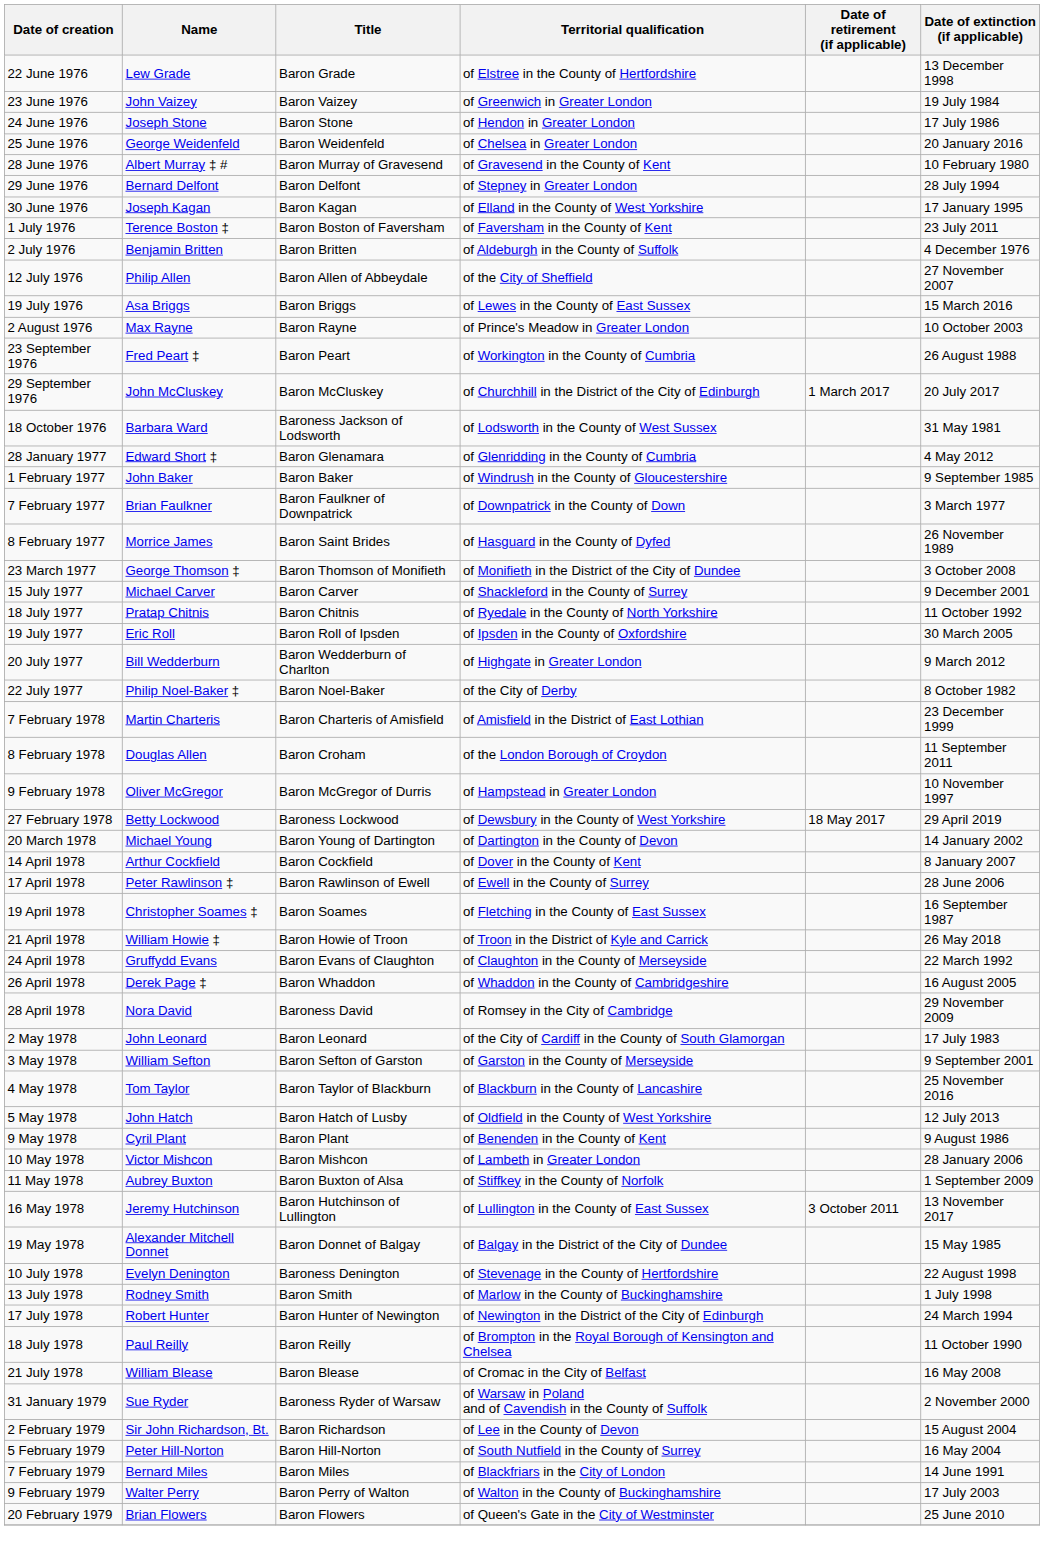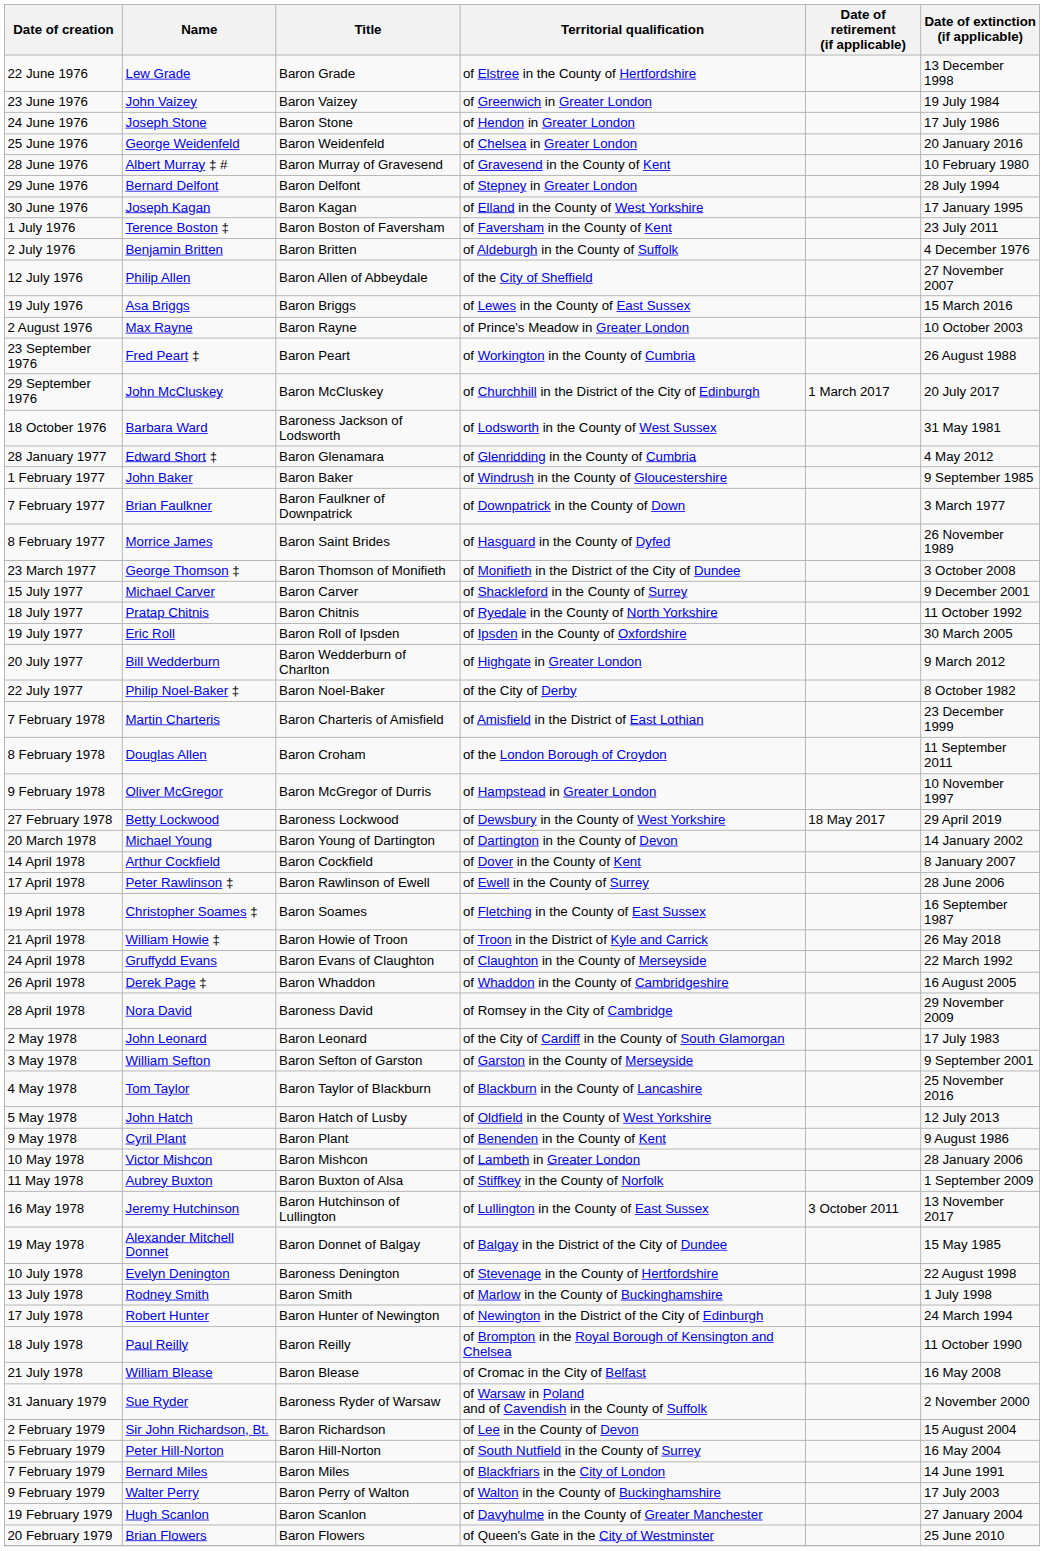+ row: (60, 1514)
